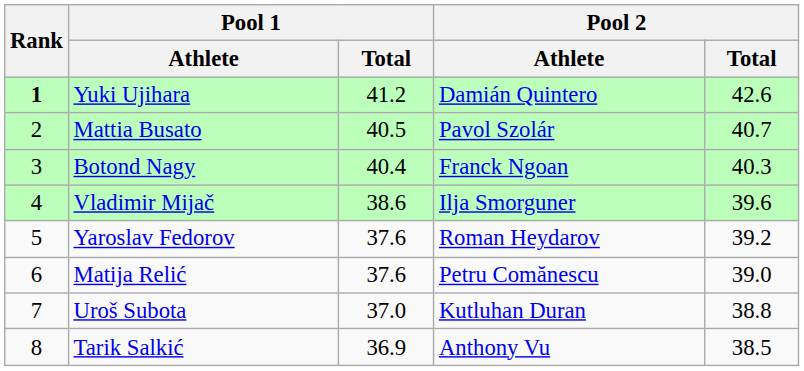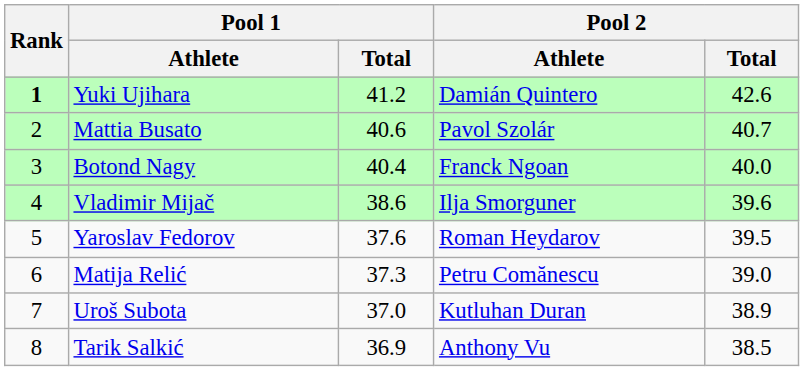(386, 130) 40.5 -> (386, 130) 40.6
(752, 166) 40.3 -> (752, 166) 40.0
(752, 238) 39.2 -> (752, 238) 39.5
(386, 274) 37.6 -> (386, 274) 37.3
(752, 310) 38.8 -> (752, 310) 38.9
